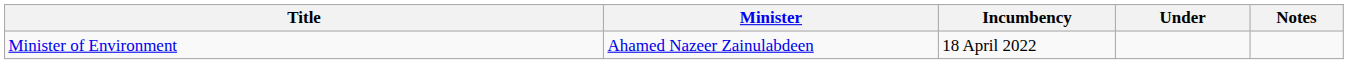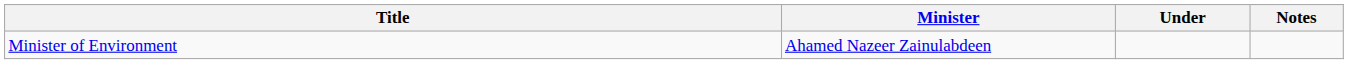- column: (1027, 17)
